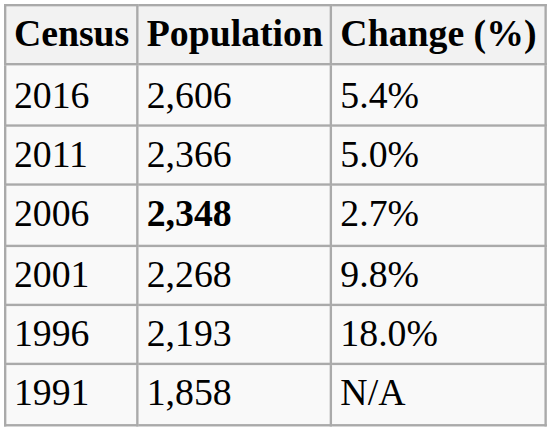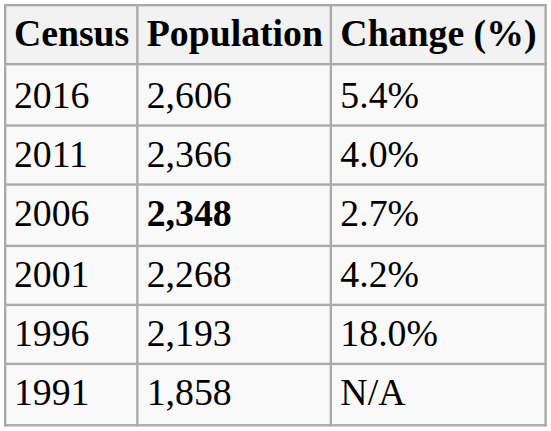(380, 154) 5.0% -> (380, 154) 4.0%
(380, 273) 9.8% -> (380, 273) 4.2%
